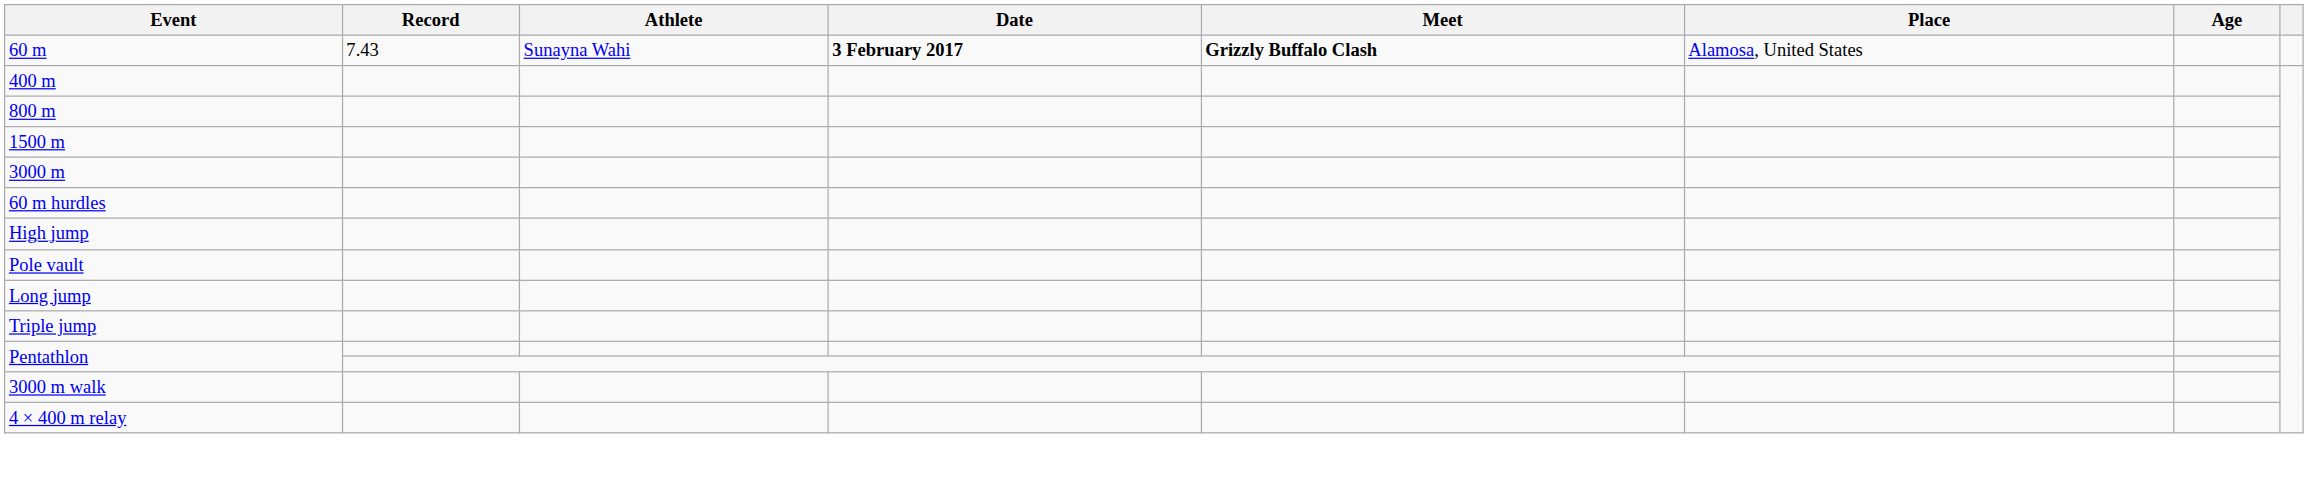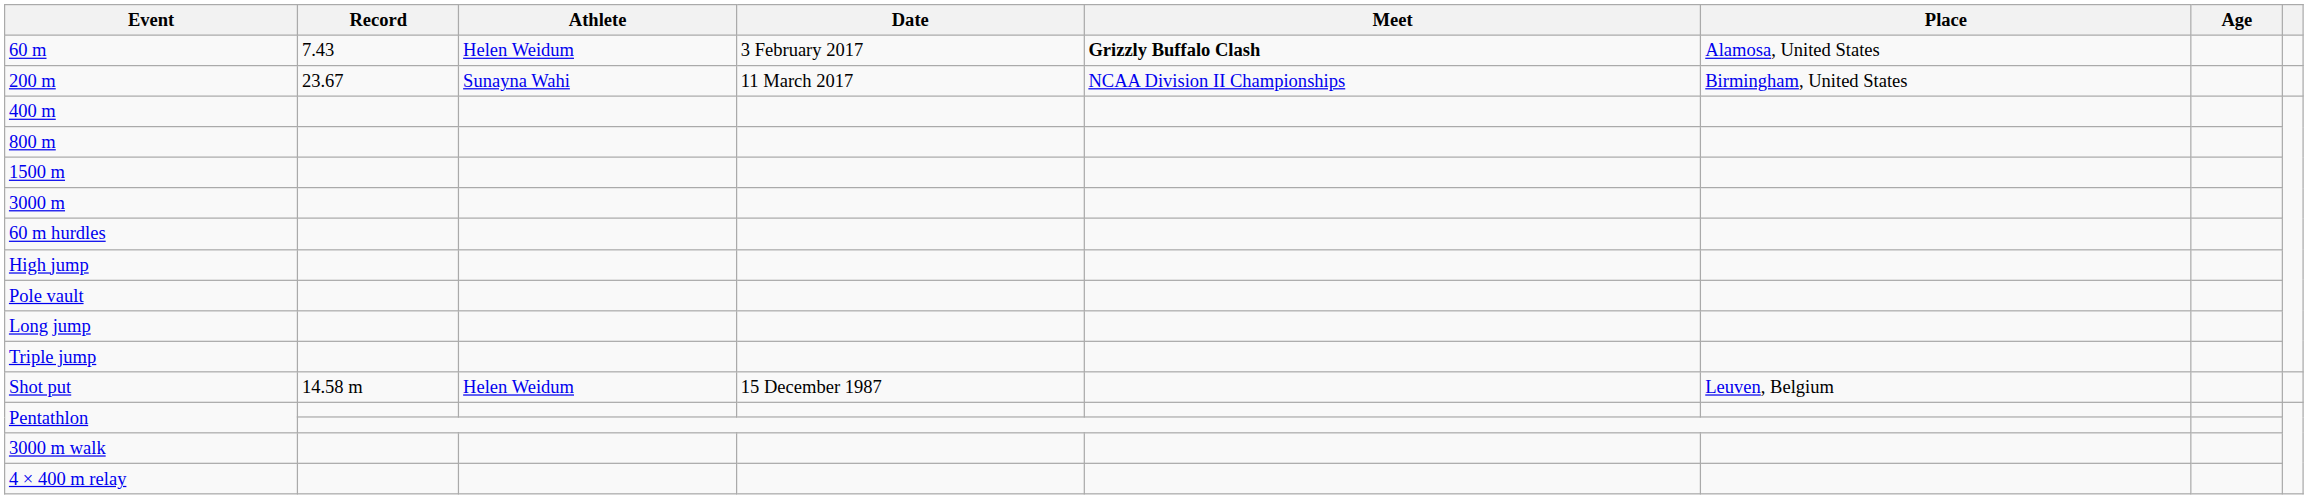(577, 50) Sunayna Wahi -> (519, 50) Helen Weidum
(898, 50) bold -> (802, 50) normal
+ row: (32, 81)
+ row: (40, 386)
